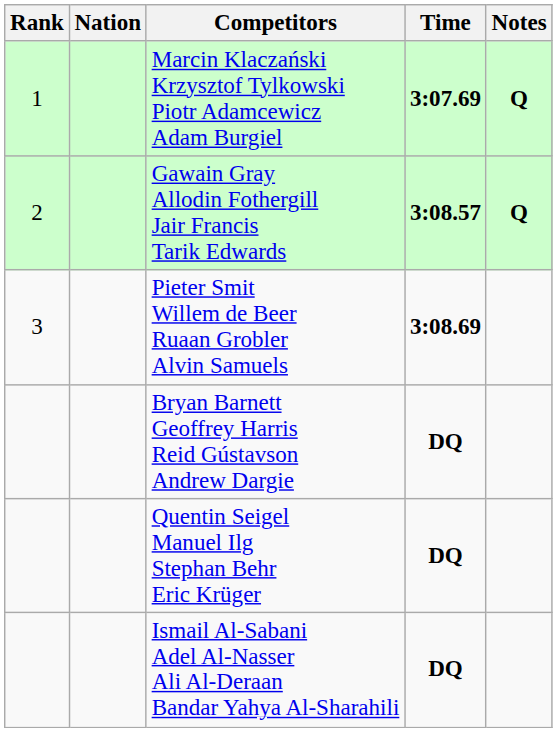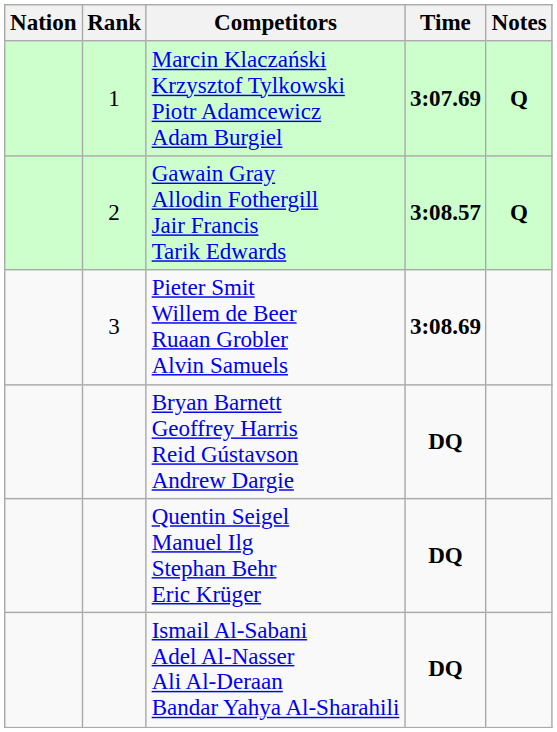columns swapped: (37, 22) <-> (108, 22)
